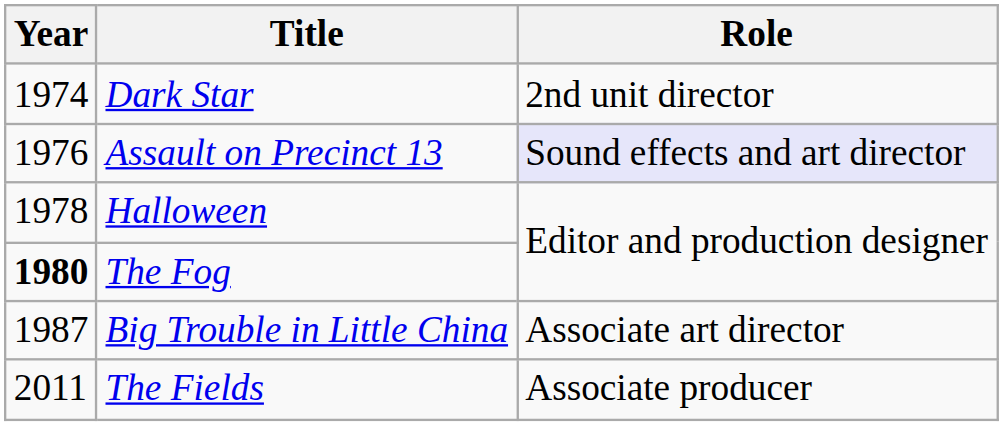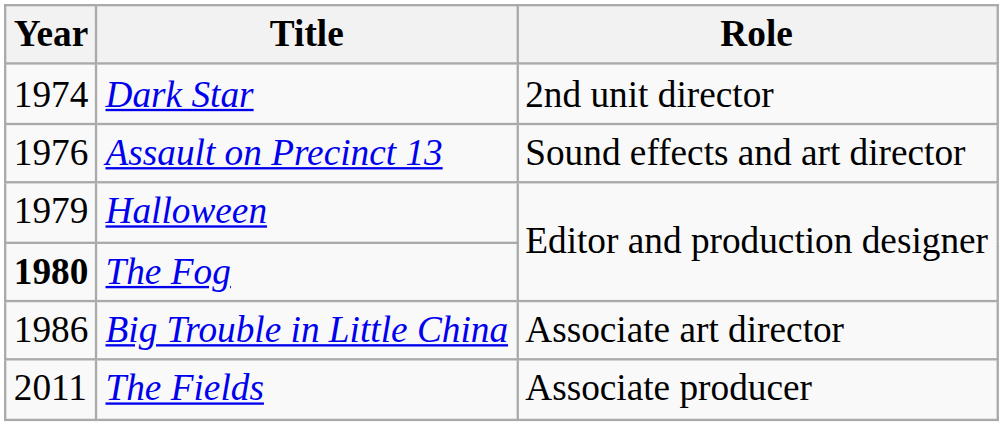(745, 152) lavender background -> (745, 152) no background
(51, 211) 1978 -> (51, 211) 1979
(51, 329) 1987 -> (51, 329) 1986
